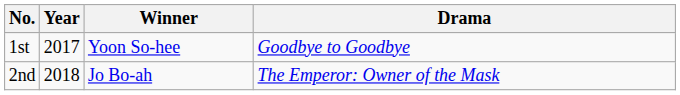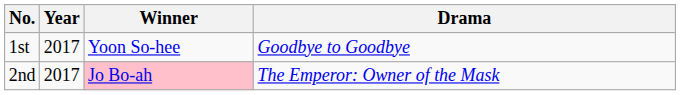(62, 75) 2018 -> (62, 75) 2017
(120, 75) no background -> (120, 75) pink background
